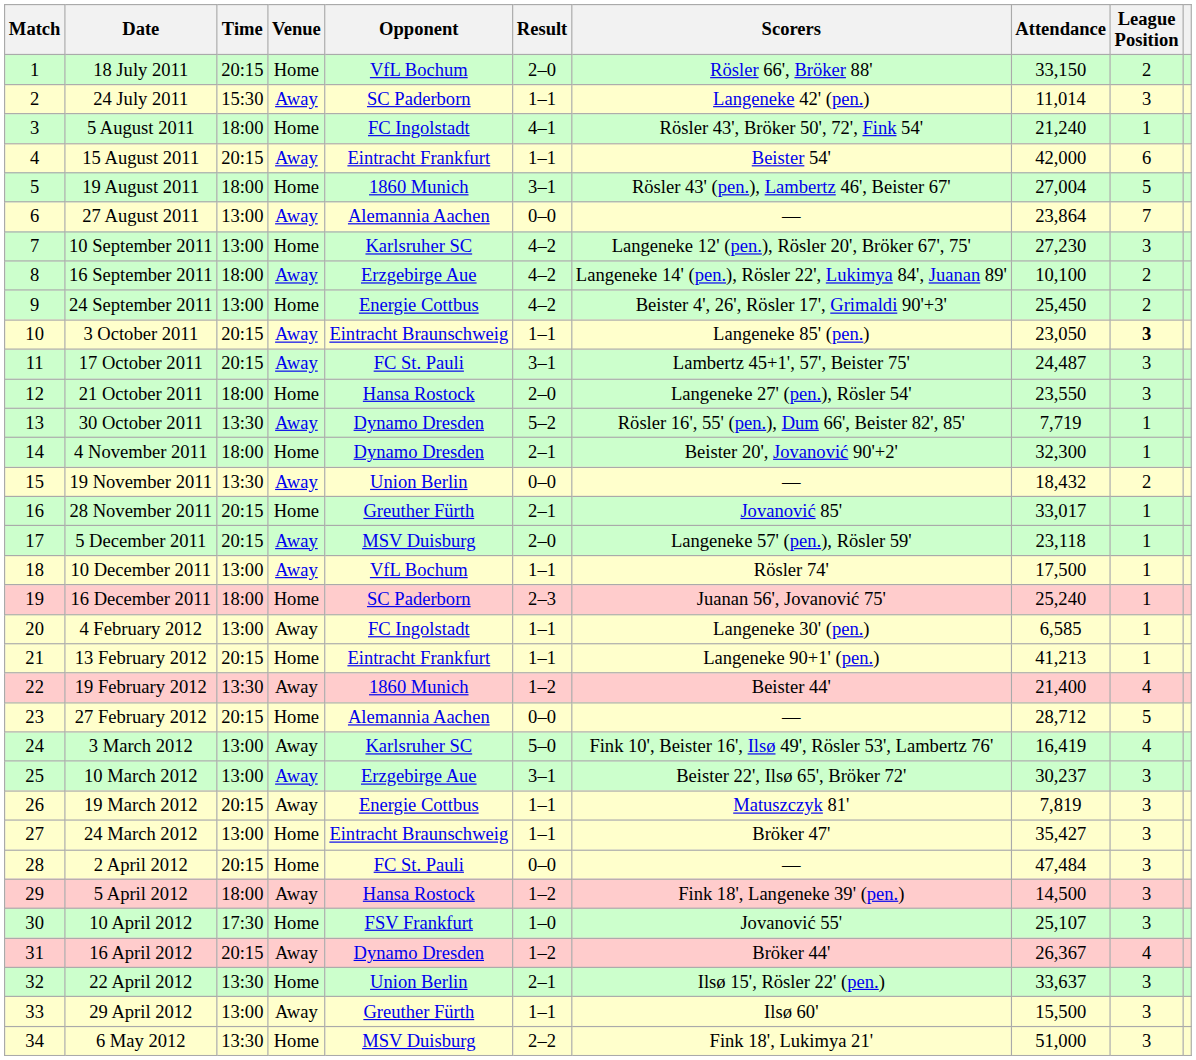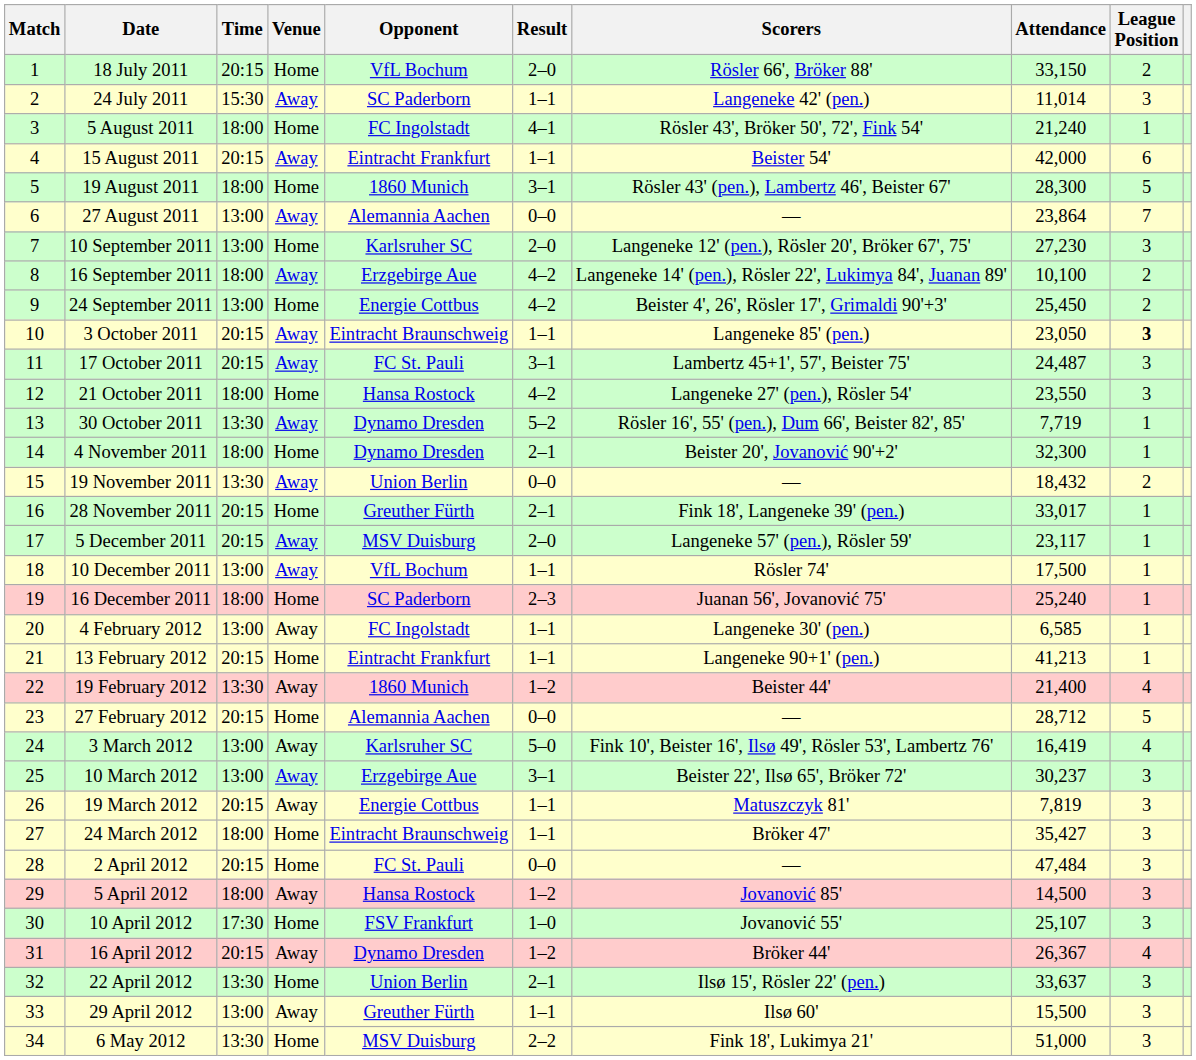(1061, 187) 27,004 -> (1061, 187) 28,300
(542, 246) 4–2 -> (542, 246) 2–0
(542, 393) 2–0 -> (542, 393) 4–2
(791, 511) Jovanović 85' -> (791, 511) Fink 18', Langeneke 39' (pen.)
(1061, 540) 23,118 -> (1061, 540) 23,117
(242, 834) 13:00 -> (242, 834) 18:00
(791, 893) Fink 18', Langeneke 39' (pen.) -> (791, 893) Jovanović 85'
